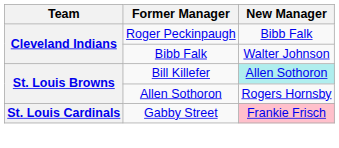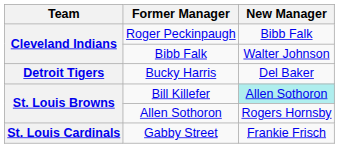+ row: (181, 73)
(287, 113) pink background -> (287, 133) no background
